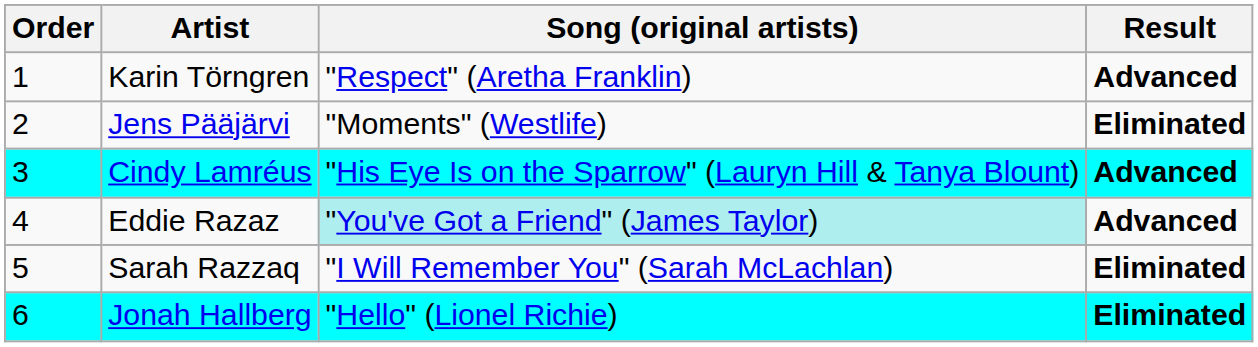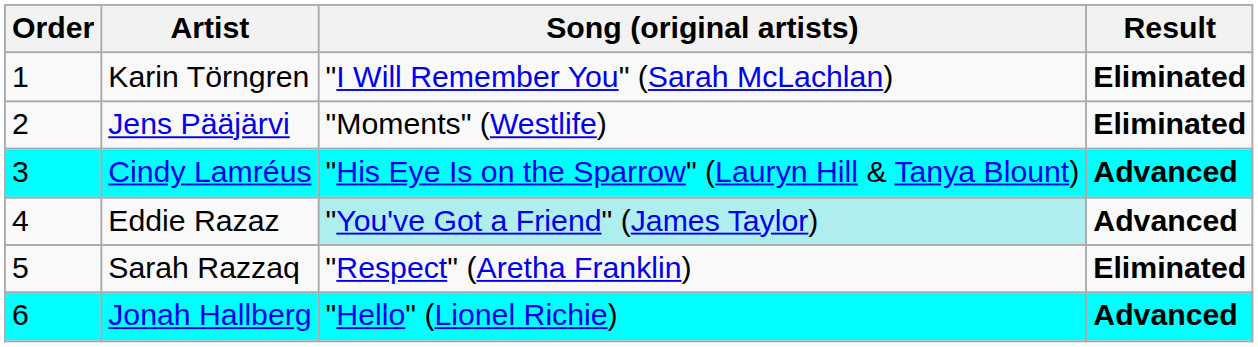(509, 76) "Respect" (Aretha Franklin) -> (609, 76) "I Will Remember You" (Sarah McLachlan)
(1166, 76) Advanced -> (1170, 76) Eliminated
(609, 268) "I Will Remember You" (Sarah McLachlan) -> (509, 268) "Respect" (Aretha Franklin)
(1170, 316) Eliminated -> (1166, 316) Advanced
